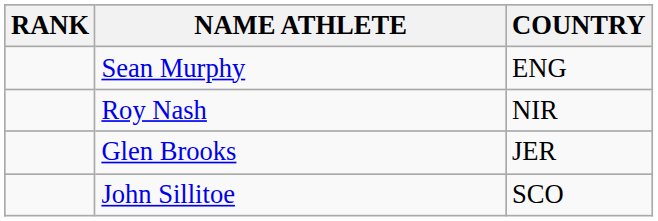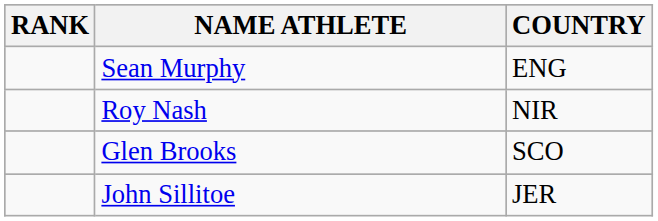(534, 151) JER -> (538, 151) SCO
(538, 194) SCO -> (534, 194) JER
